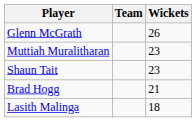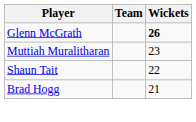(154, 32) normal -> (154, 32) bold
(154, 70) 23 -> (154, 70) 22
- row: (43, 107)
